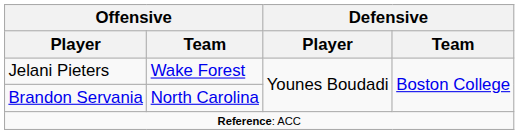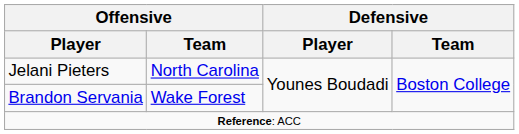(198, 71) Wake Forest -> (205, 71) North Carolina
(205, 97) North Carolina -> (198, 97) Wake Forest
